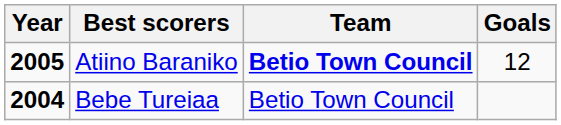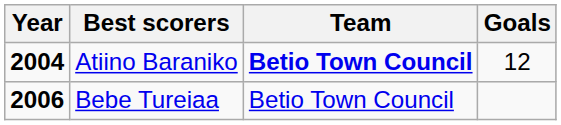(37, 61) 2005 -> (37, 61) 2004
(37, 100) 2004 -> (37, 100) 2006
